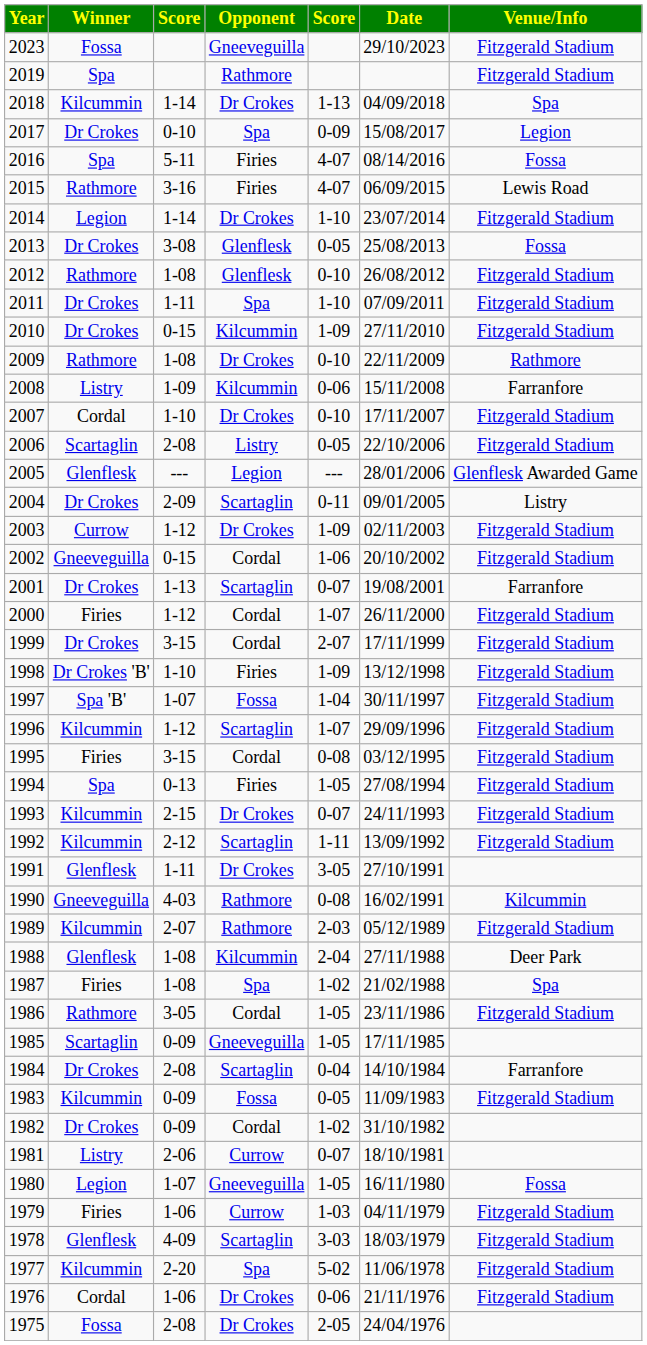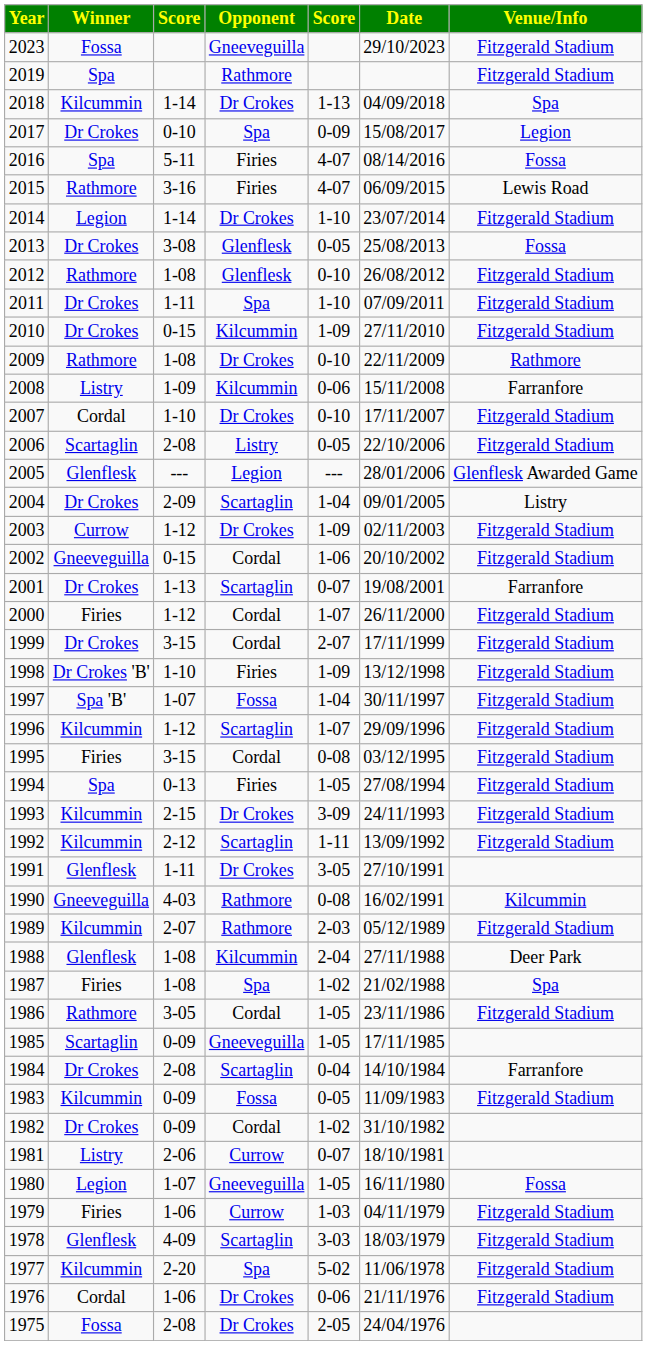(334, 501) 0-11 -> (334, 501) 1-04
(334, 814) 0-07 -> (334, 814) 3-09
